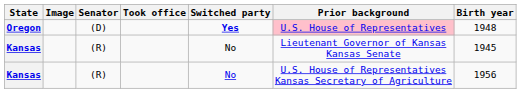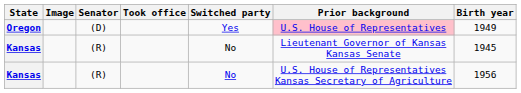(230, 28) bold -> (230, 28) normal
(485, 28) 1948 -> (485, 28) 1949
